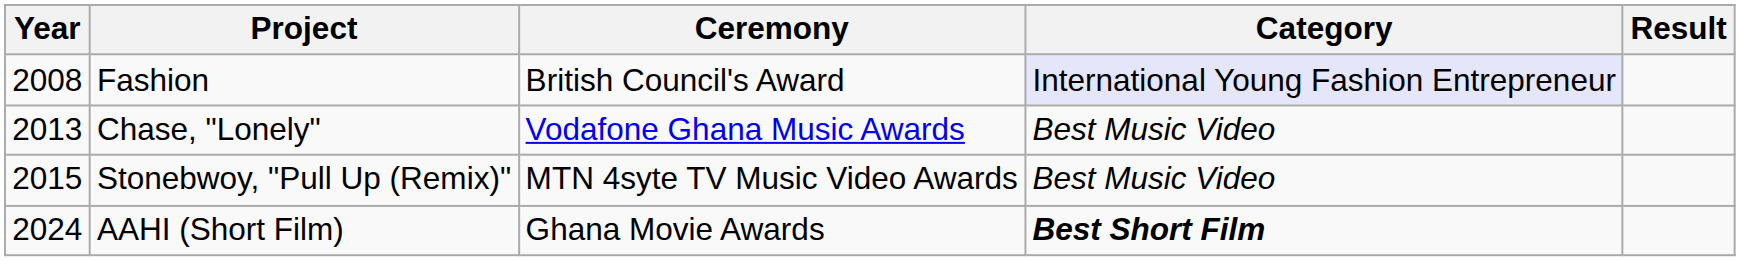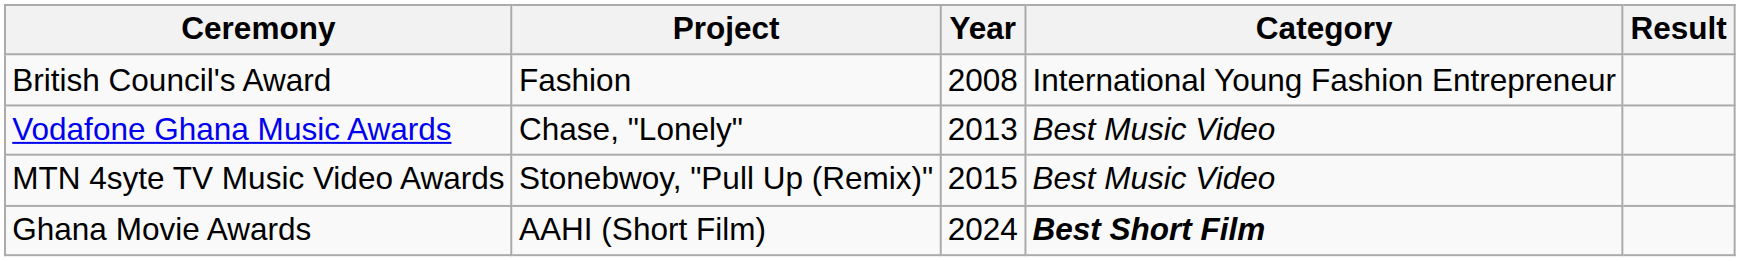columns swapped: (47, 29) <-> (772, 29)
(1324, 79) lavender background -> (1324, 79) no background
